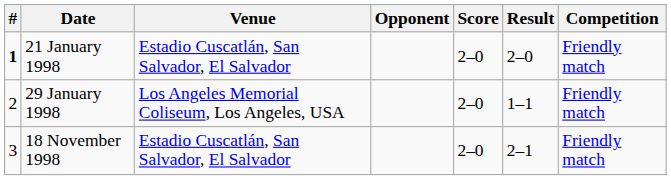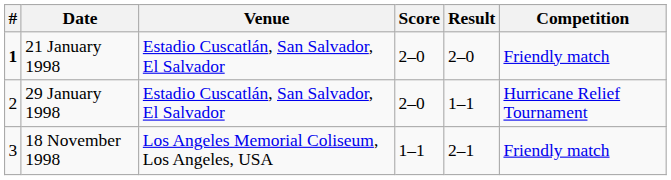- column: (412, 18)
(242, 103) Los Angeles Memorial Coliseum, Los Angeles, USA -> (258, 103) Estadio Cuscatlán, San Salvador, El Salvador
(592, 103) Friendly match -> (562, 103) Hurricane Relief Tournament
(219, 150) Estadio Cuscatlán, San Salvador, El Salvador -> (261, 150) Los Angeles Memorial Coliseum, Los Angeles, USA
(471, 150) 2–0 -> (412, 150) 1–1
